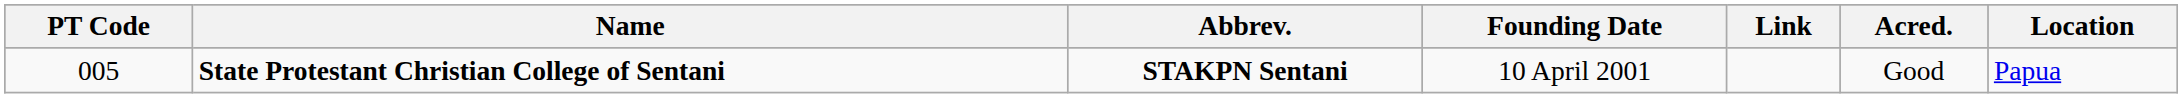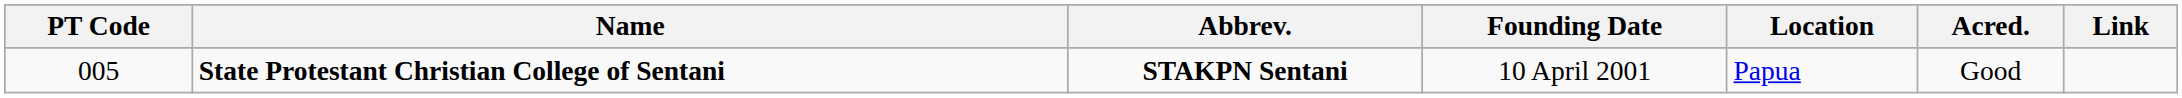columns swapped: (2082, 26) <-> (1784, 26)
